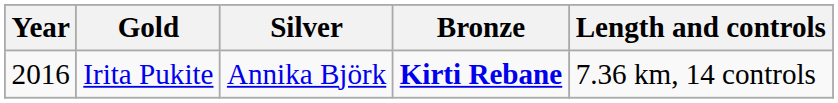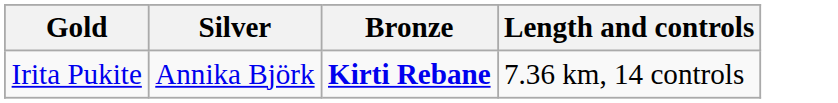- column: (41, 27)
